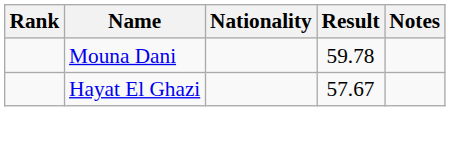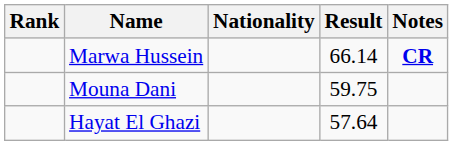+ row: (136, 55)
(351, 55) 59.78 -> (353, 88) 59.75
(351, 88) 57.67 -> (353, 122) 57.64
